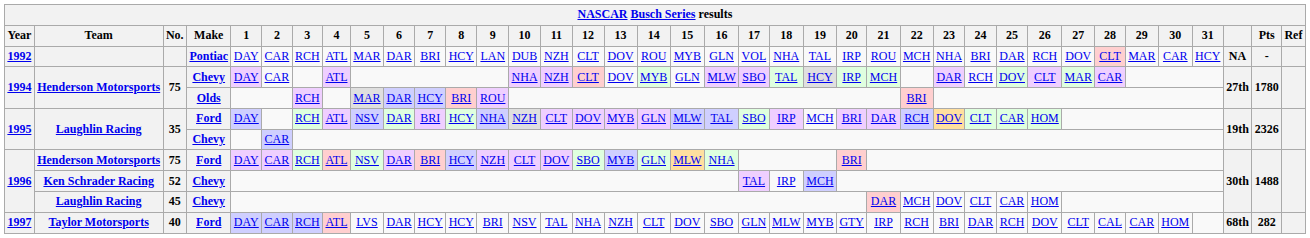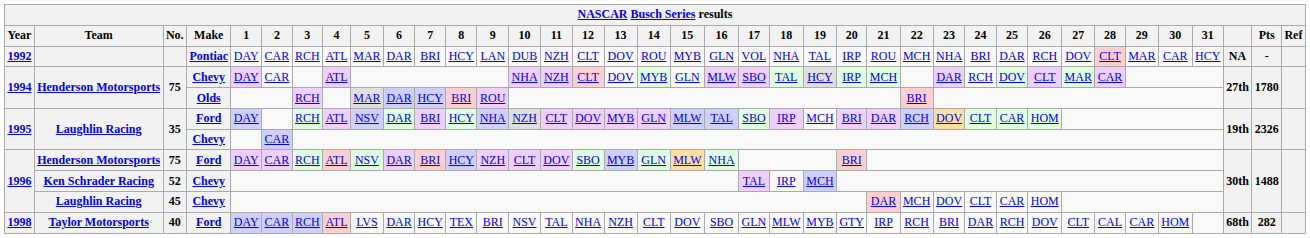(19, 222) 1997 -> (19, 222) 1998
(461, 222) HCY -> (461, 222) TEX
